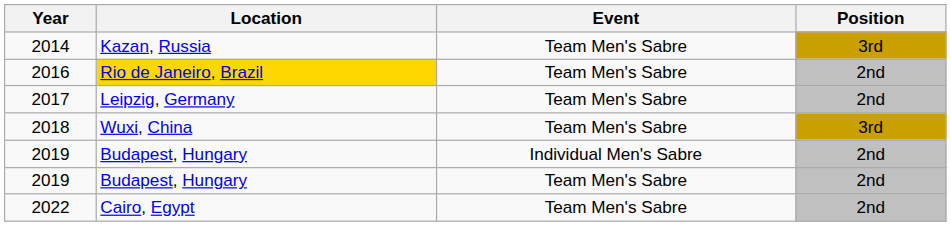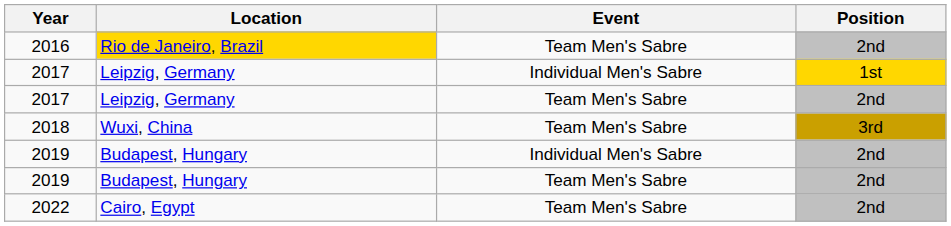- row: (50, 46)
+ row: (50, 73)
